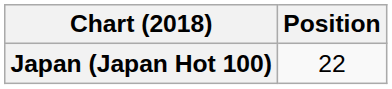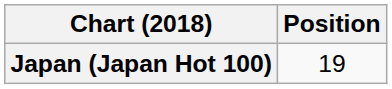(332, 63) 22 -> (332, 63) 19
